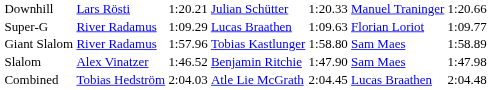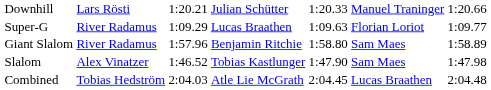(258, 44) Tobias Kastlunger -> (256, 44) Benjamin Ritchie
(256, 62) Benjamin Ritchie -> (258, 62) Tobias Kastlunger
